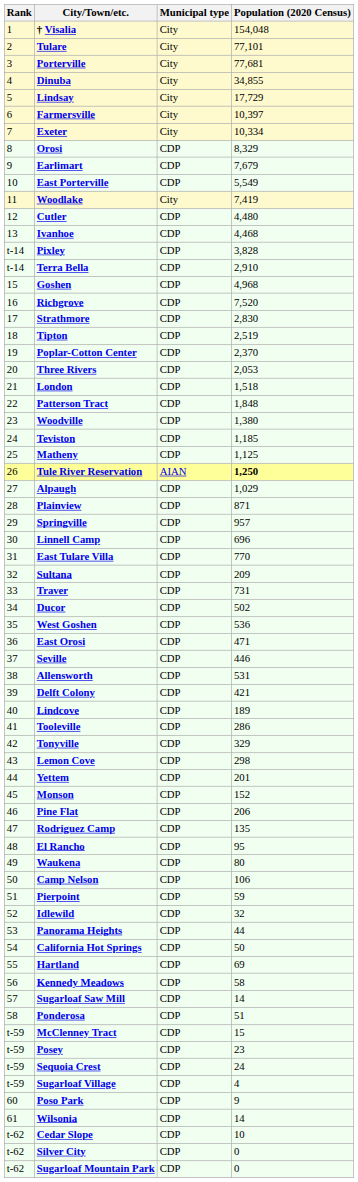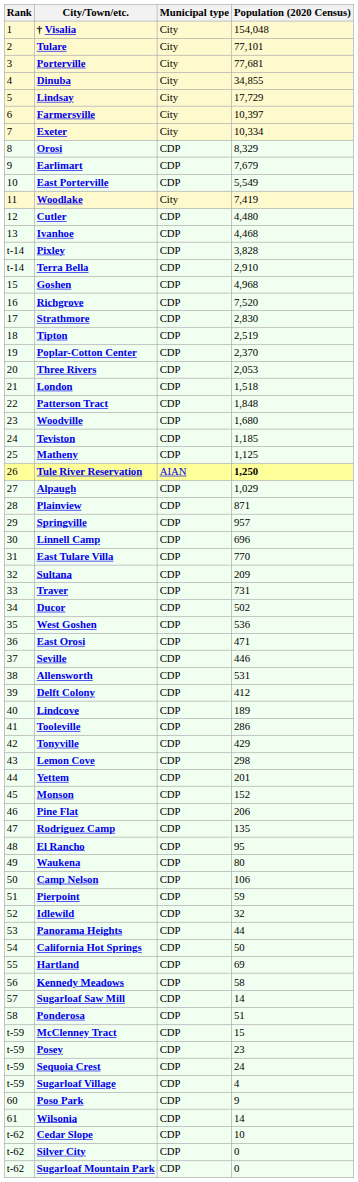(246, 421) 1,380 -> (246, 421) 1,680
(242, 693) 421 -> (242, 693) 412
(242, 744) 329 -> (242, 744) 429
